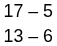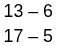rows swapped: (28, 11) <-> (28, 36)
